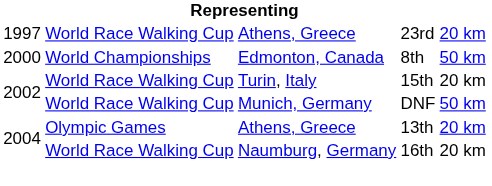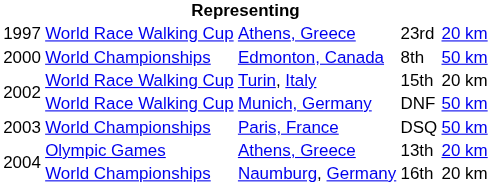+ row: (419, 127)
(139, 150) World Race Walking Cup -> (128, 173) World Championships
